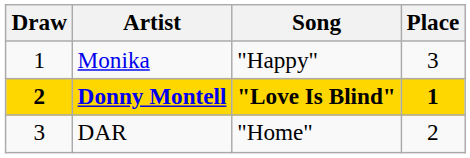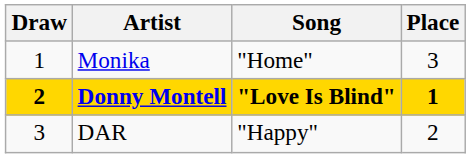(278, 59) "Happy" -> (275, 59) "Home"
(275, 133) "Home" -> (278, 133) "Happy"
